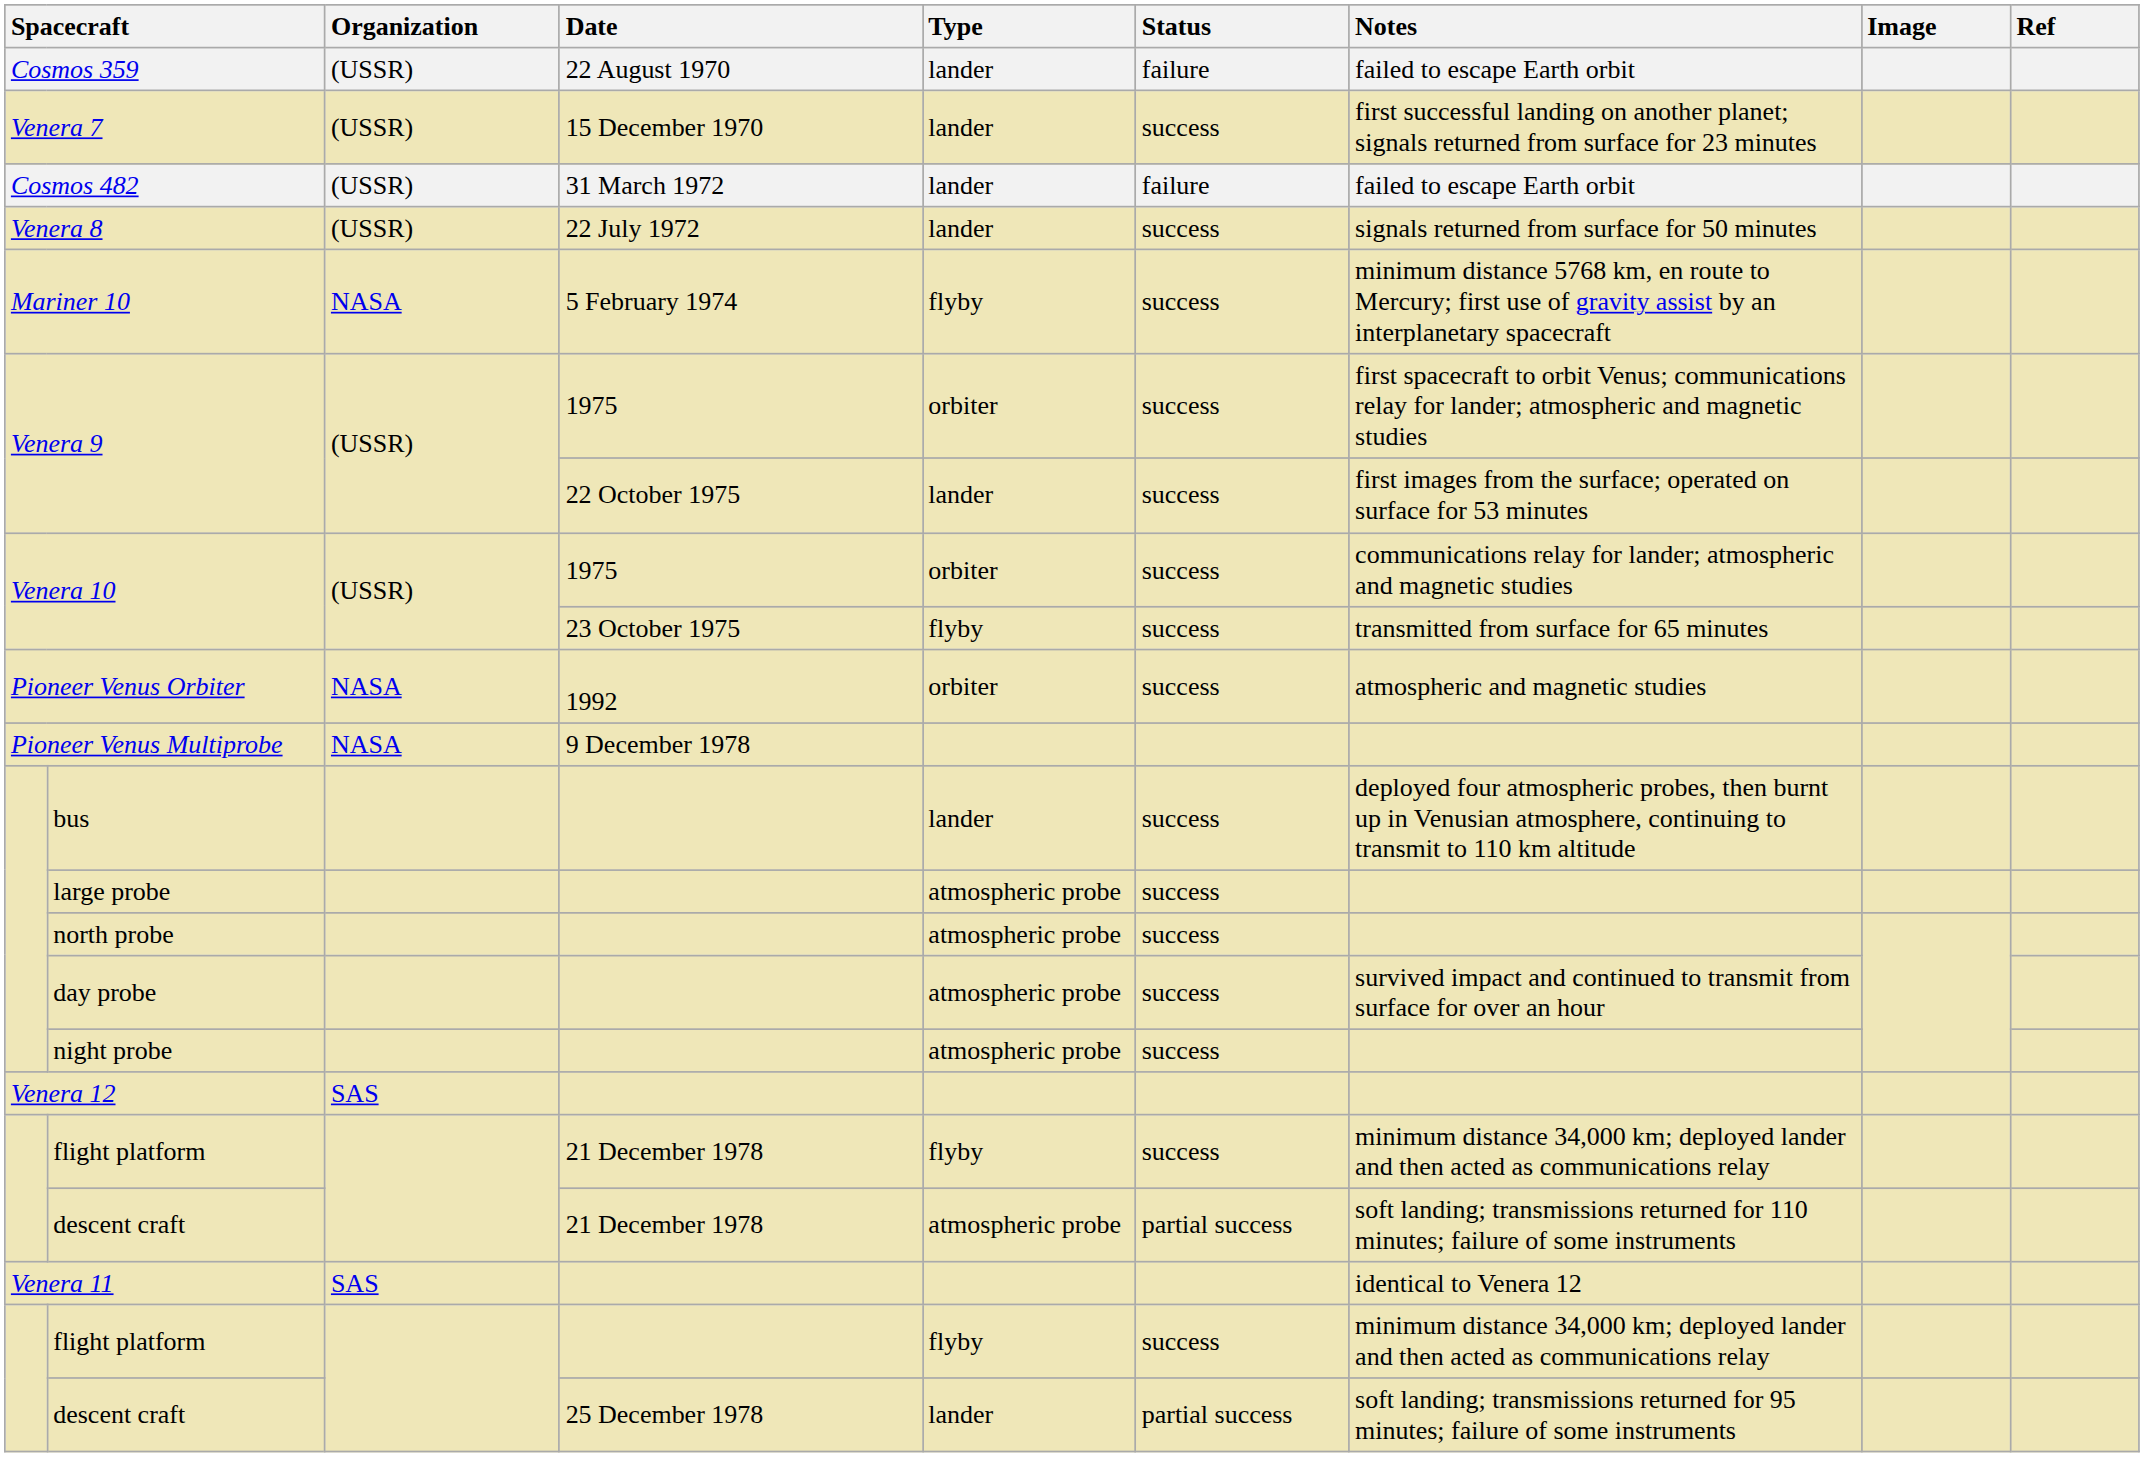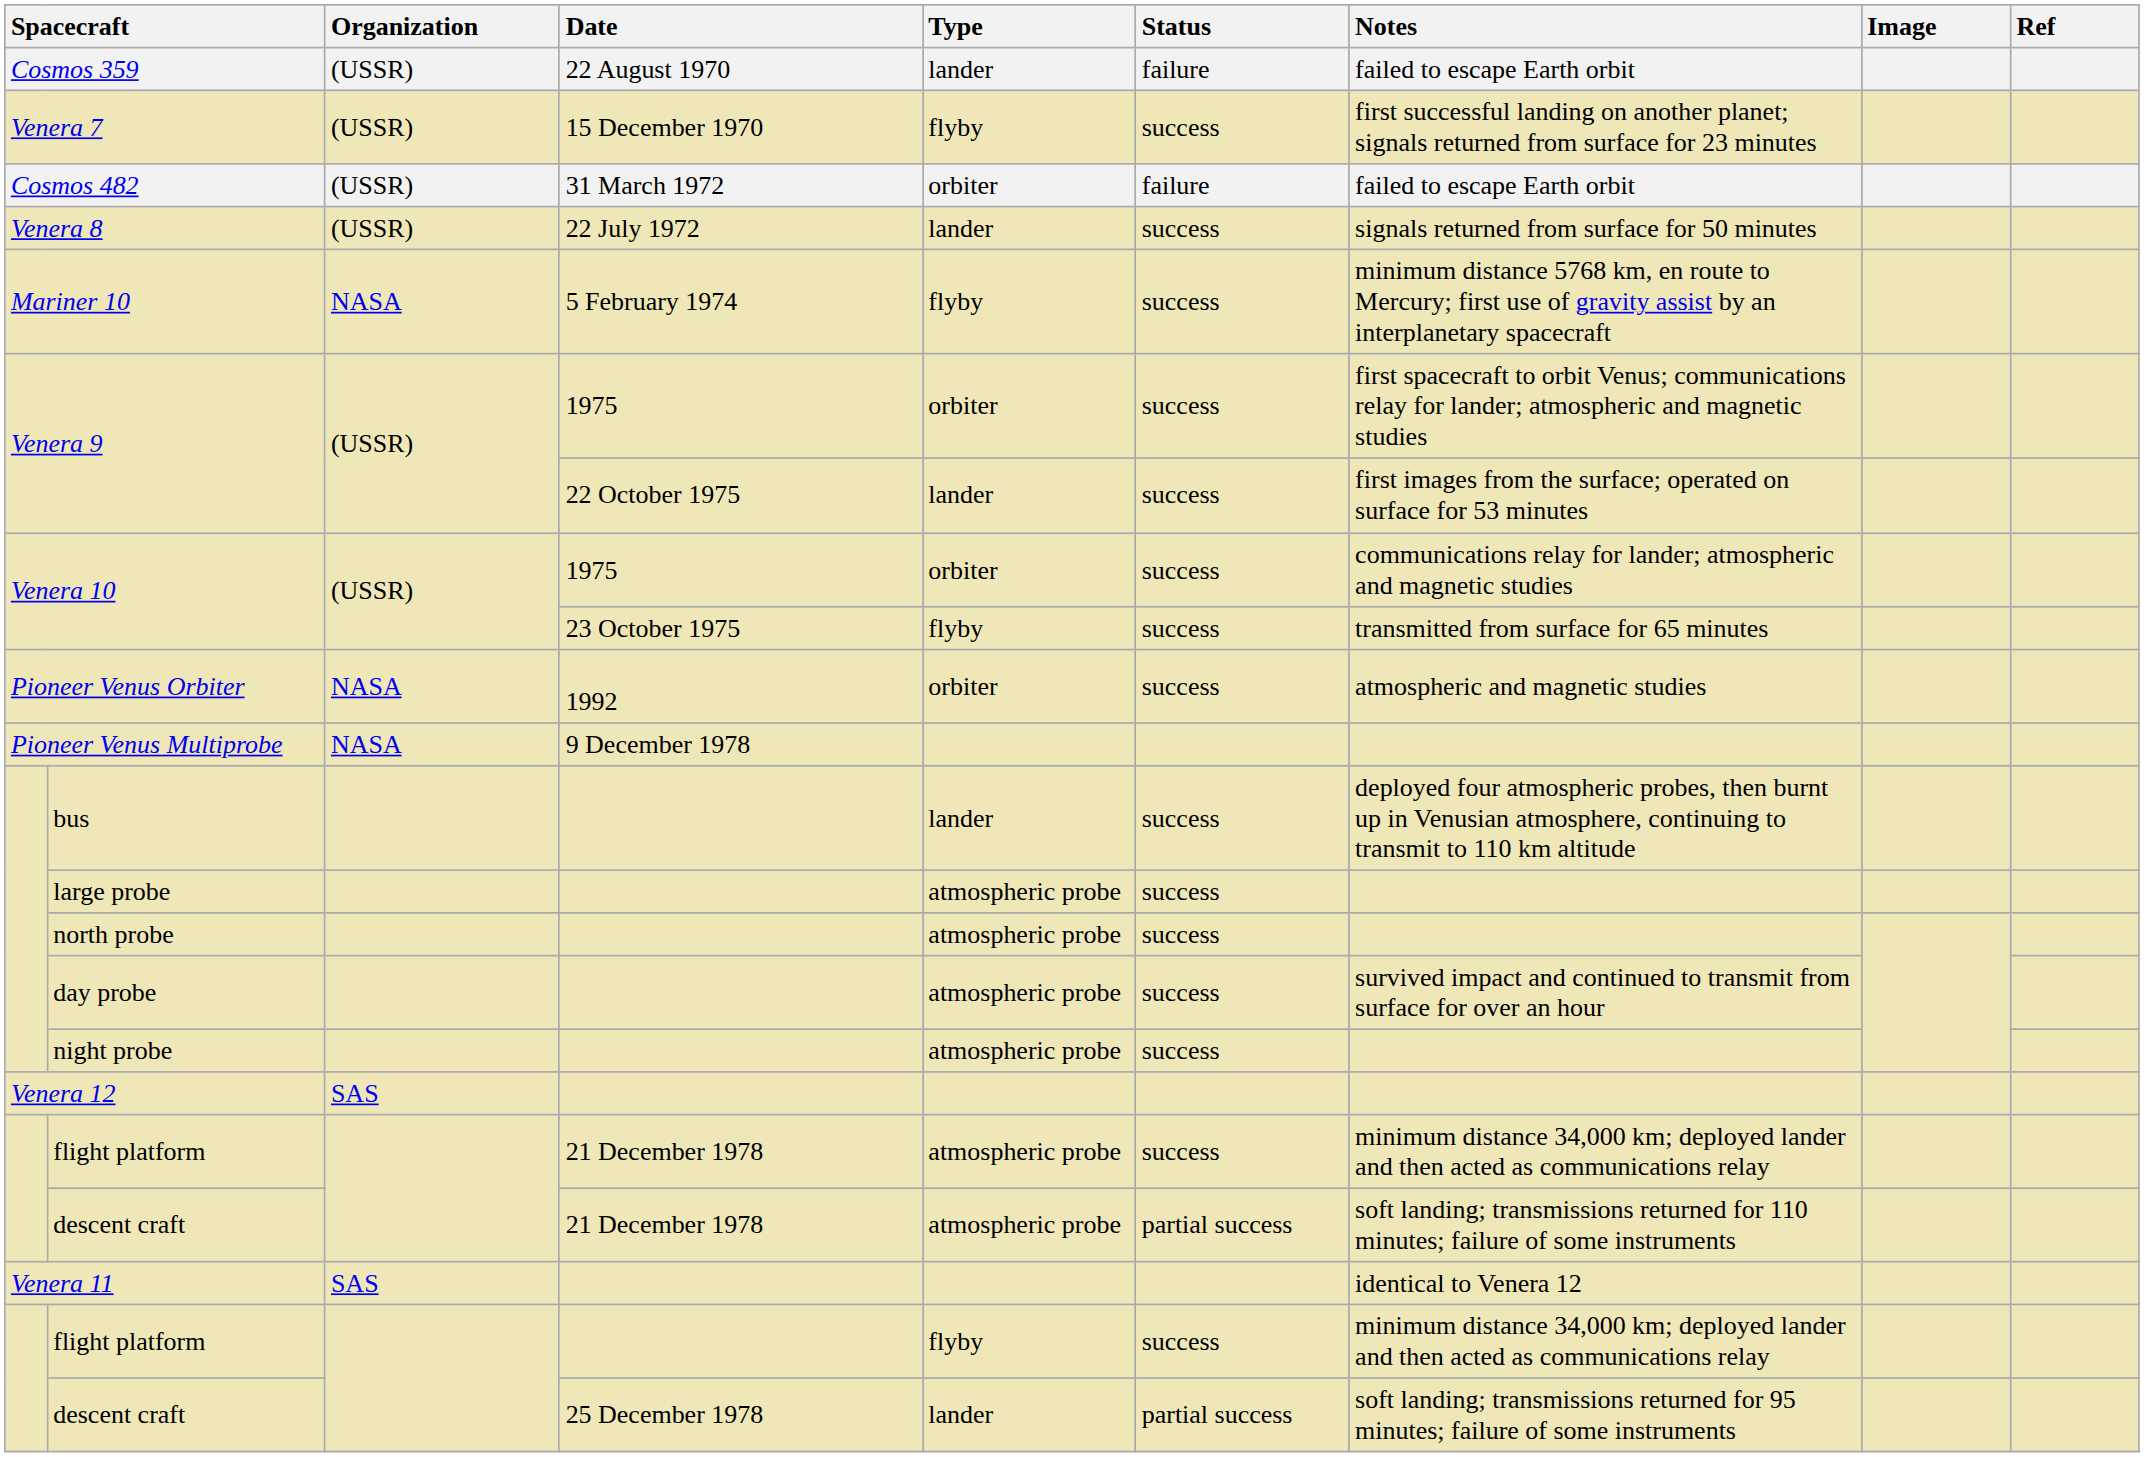(961, 127) lander -> (956, 127) flyby
(961, 185) lander -> (963, 185) orbiter
(956, 1151) flyby -> (1025, 1151) atmospheric probe
